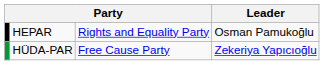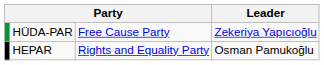rows swapped: (32, 32) <-> (43, 50)
